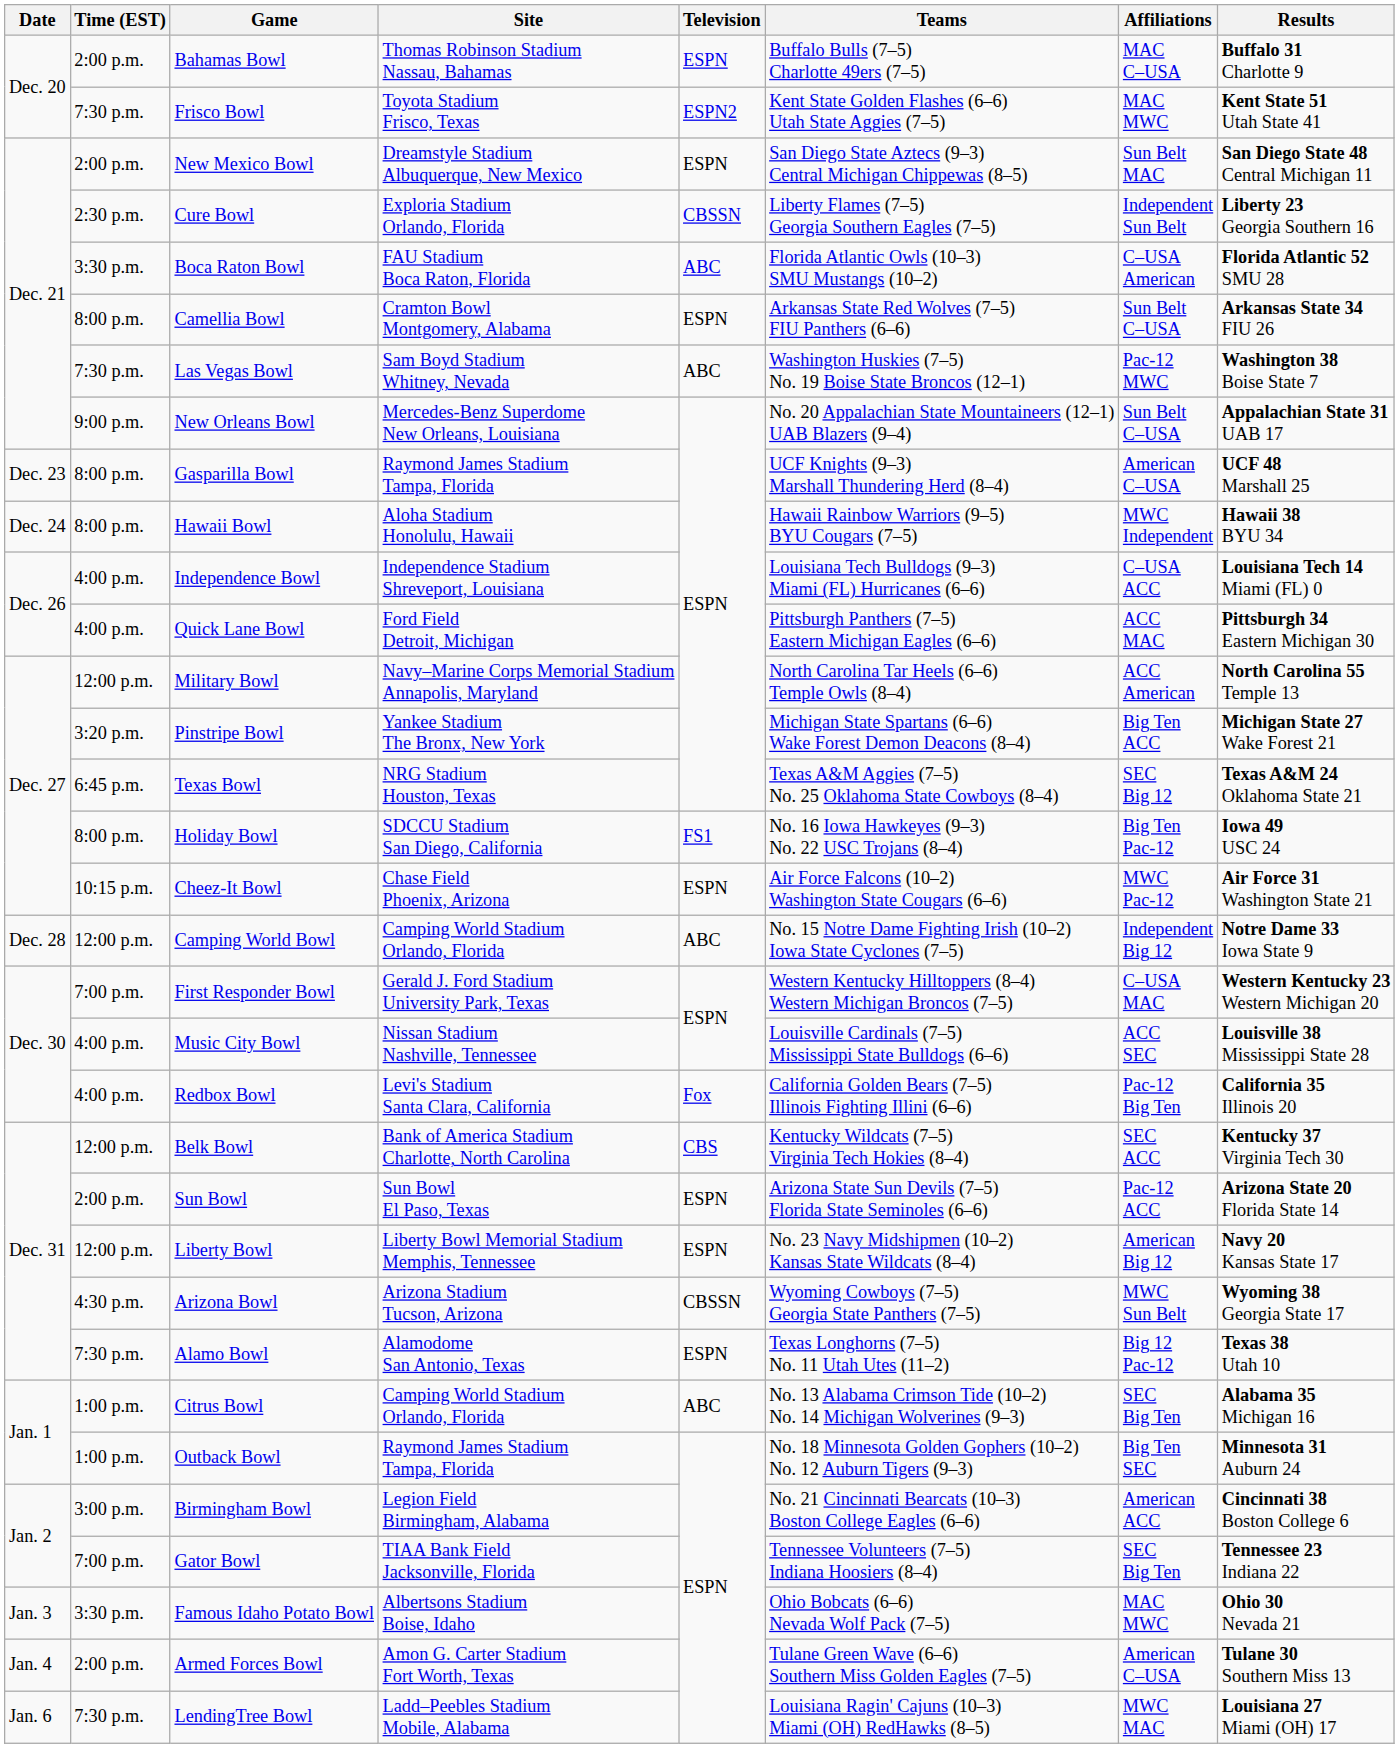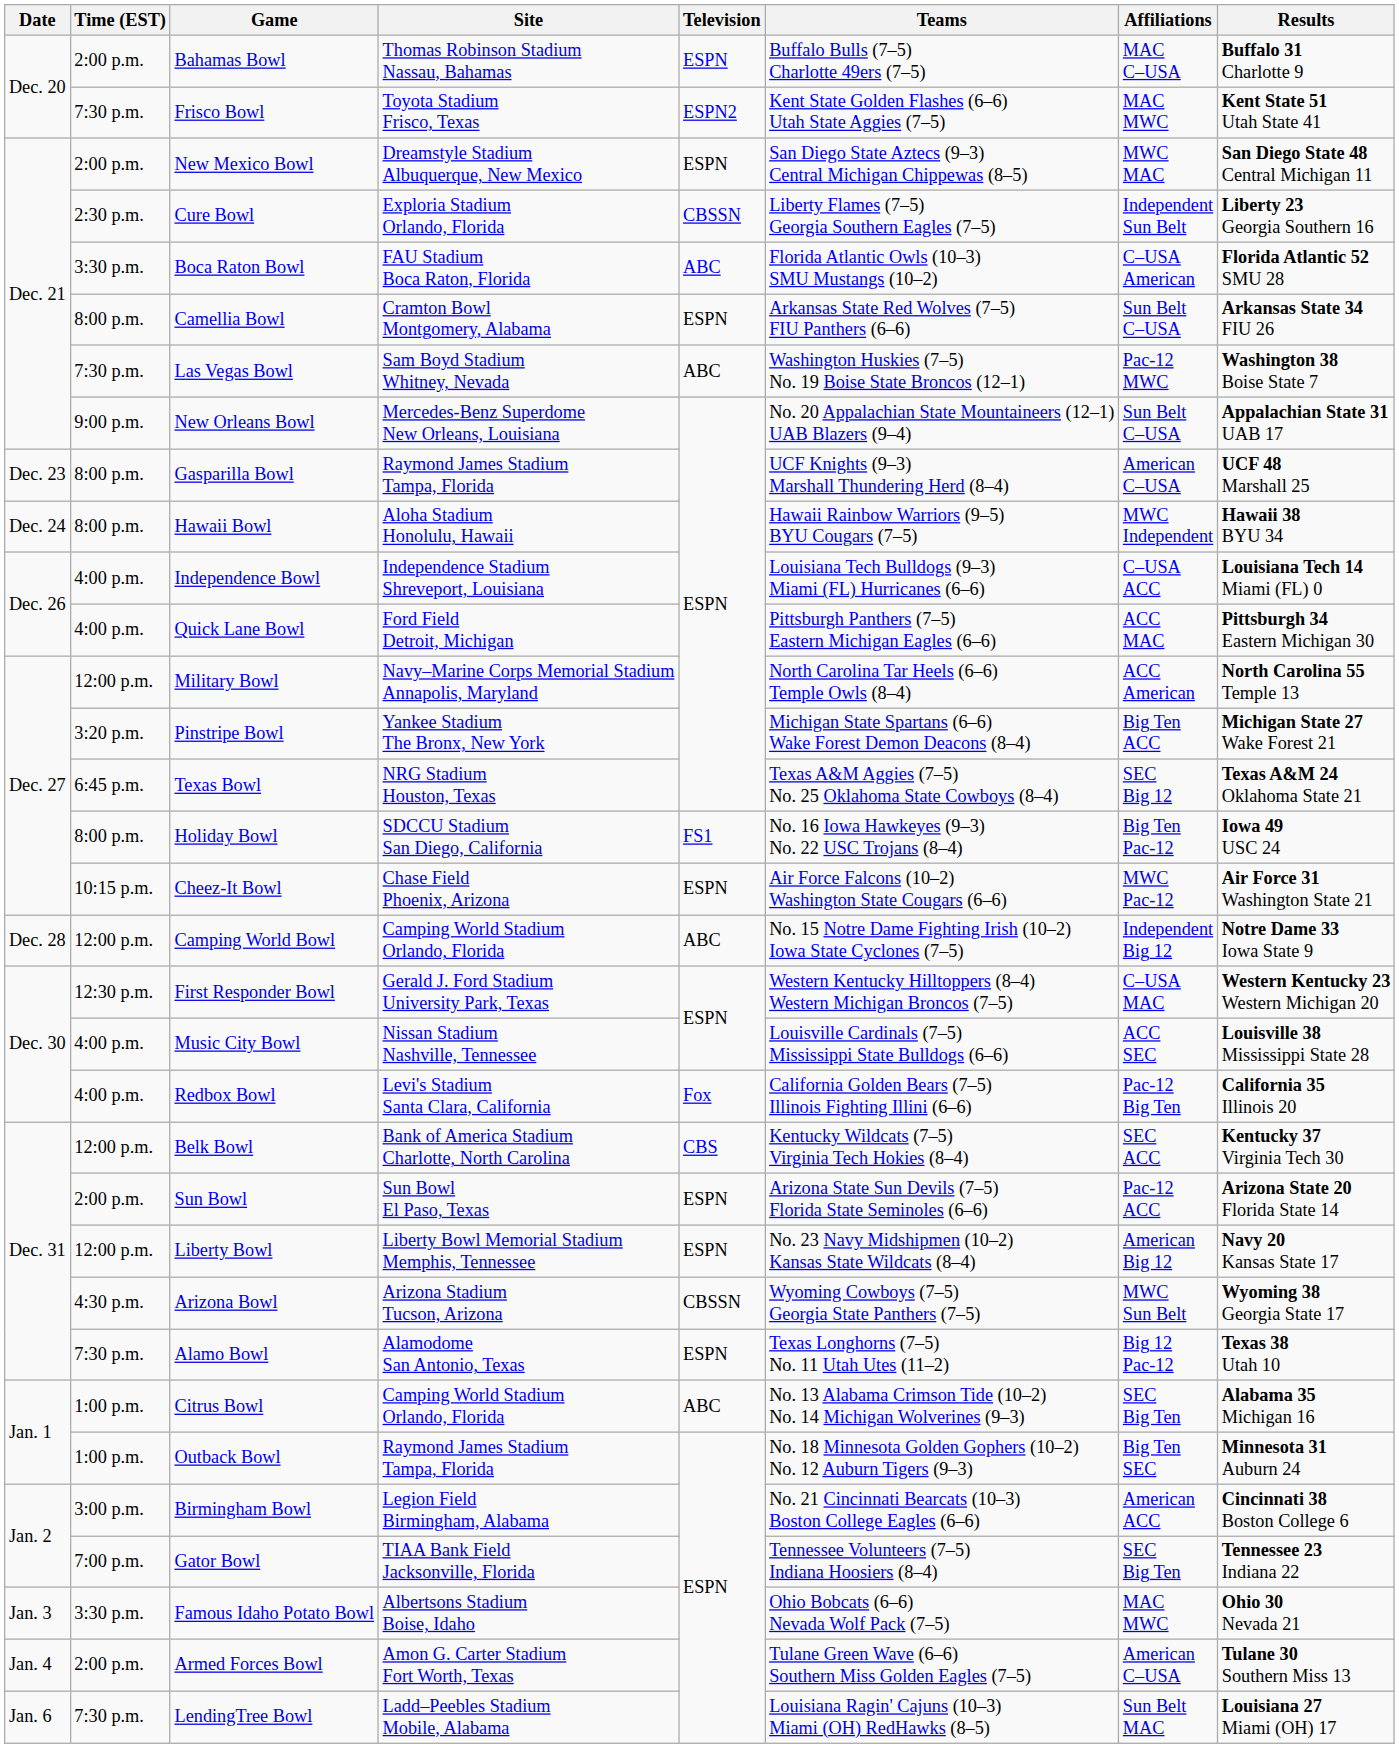(1155, 164) Sun Belt MAC -> (1146, 164) MWC MAC
(109, 992) 7:00 p.m. -> (114, 992) 12:30 p.m.
(1146, 1717) MWC MAC -> (1155, 1717) Sun Belt MAC
